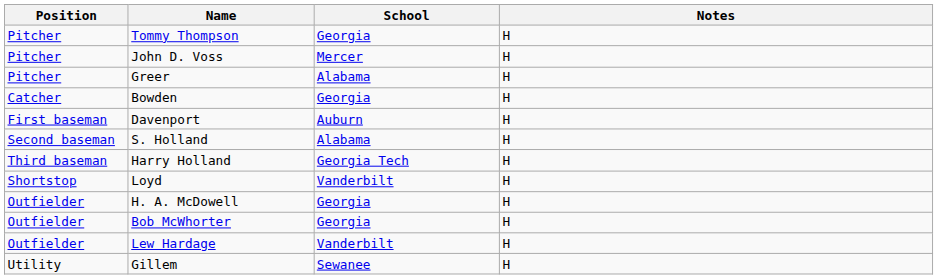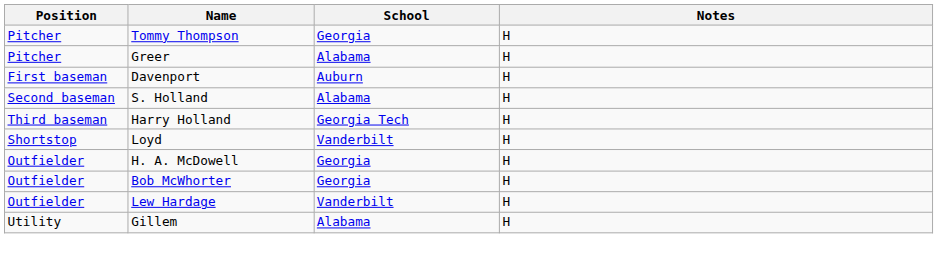- row: (177, 56)
- row: (154, 98)
(344, 264) Sewanee -> (344, 223) Alabama
